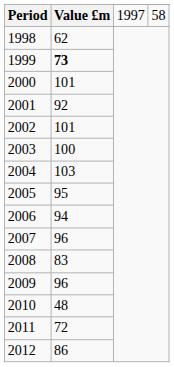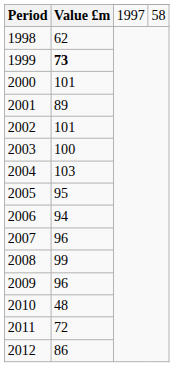(61, 104) 92 -> (61, 104) 89
(61, 261) 83 -> (61, 261) 99
